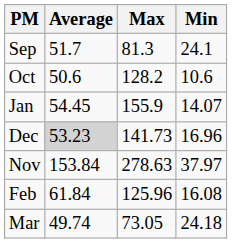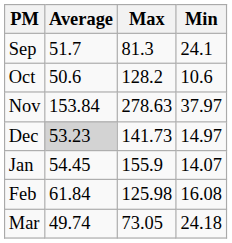rows swapped: (25, 164) <-> (21, 106)
(201, 135) 16.96 -> (201, 135) 14.97
(147, 194) 125.96 -> (147, 194) 125.98
